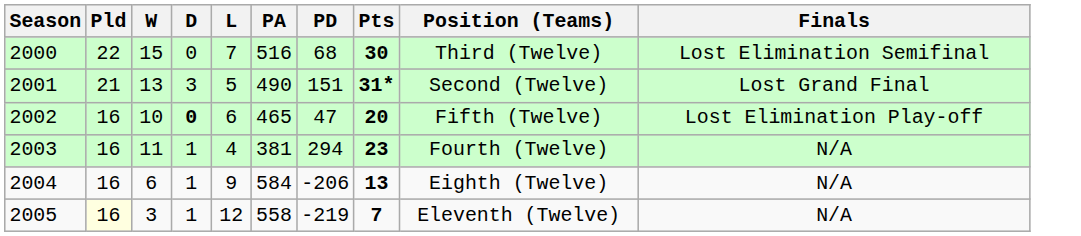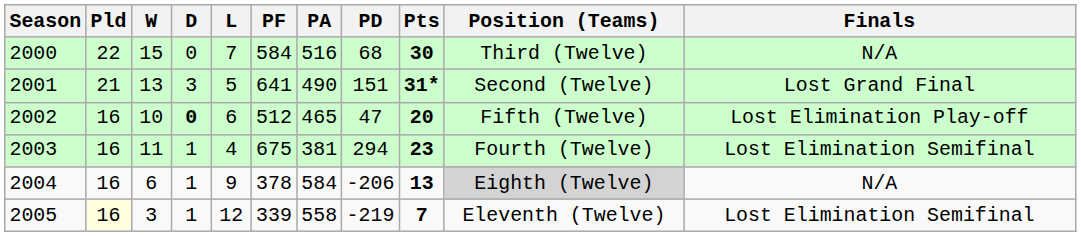+ column: (274, 21)
(834, 53) Lost Elimination Semifinal -> (879, 53) N/A
(834, 151) N/A -> (879, 151) Lost Elimination Semifinal
(519, 183) no background -> (564, 183) lightgrey background
(834, 215) N/A -> (879, 215) Lost Elimination Semifinal
